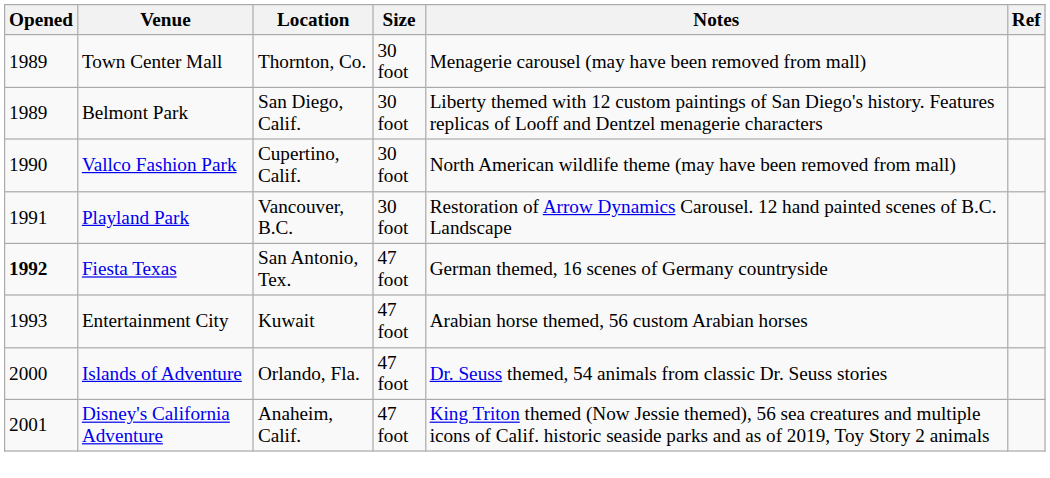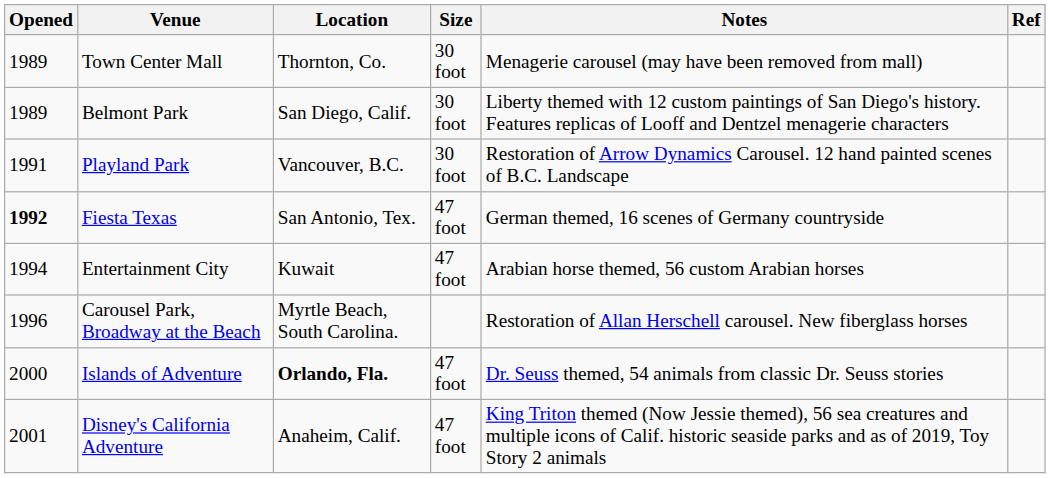- row: (159, 165)
(28, 321) 1993 -> (28, 269) 1994
+ row: (171, 321)
(309, 373) normal -> (333, 373) bold
